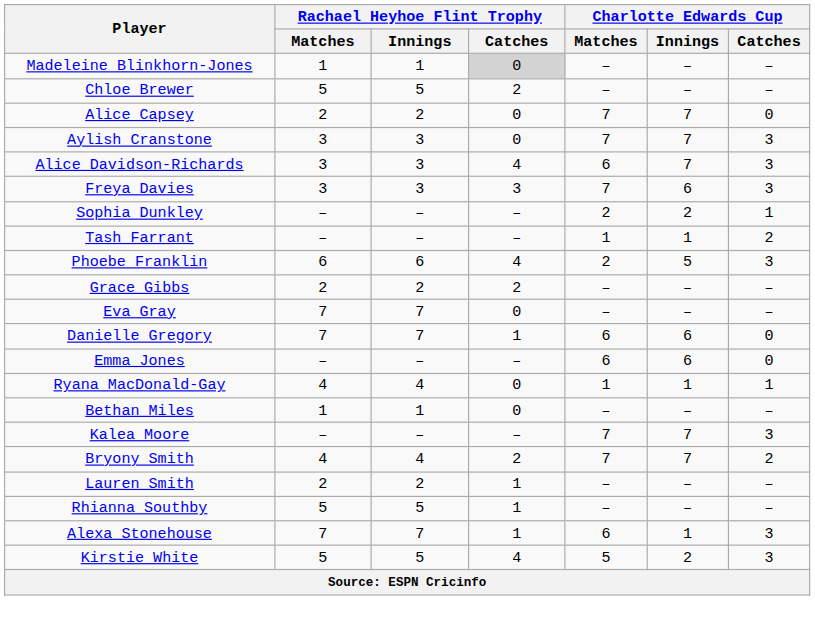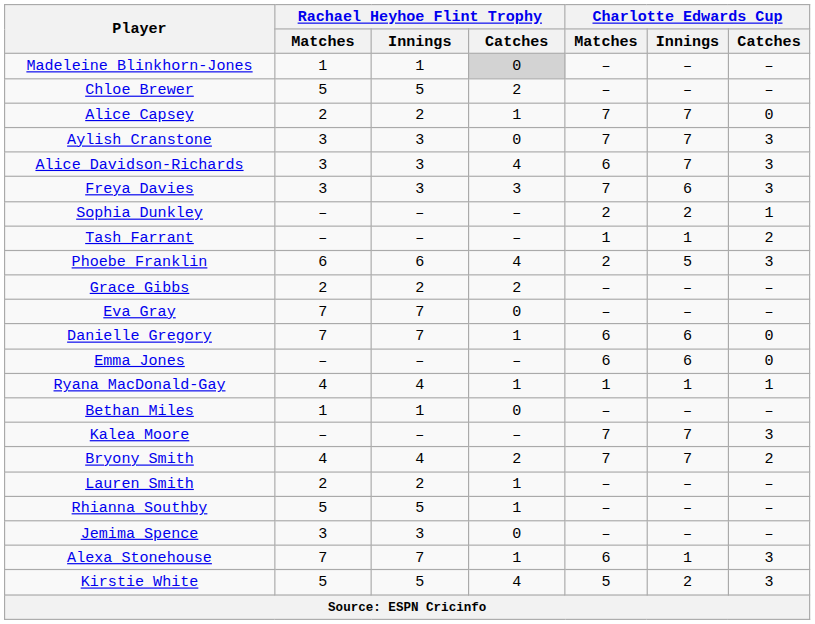(517, 115) 0 -> (517, 115) 1
(517, 386) 0 -> (517, 386) 1
+ row: (140, 533)
